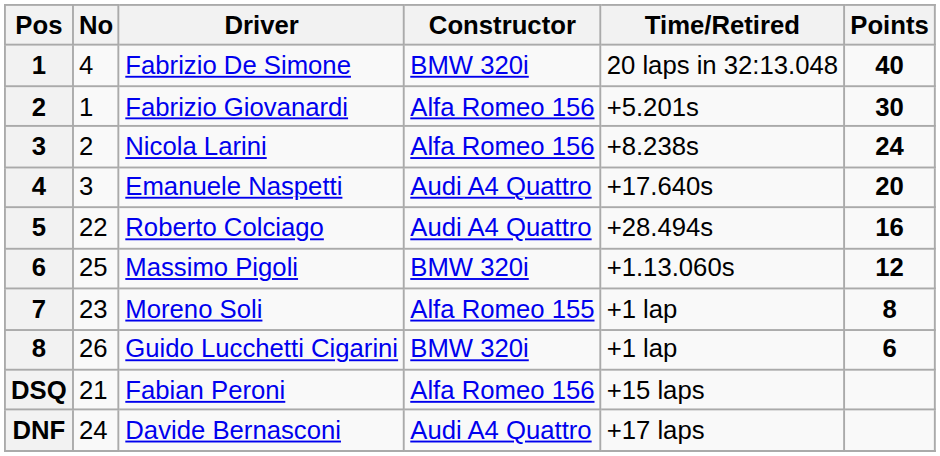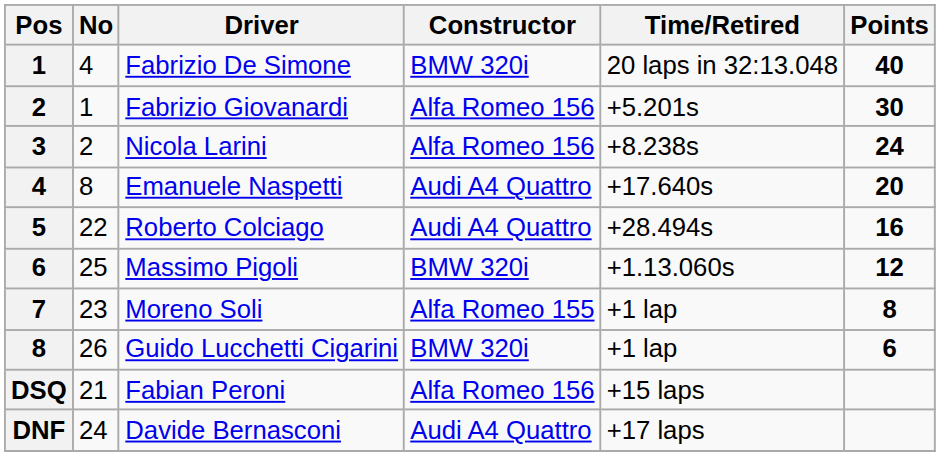(86, 187) 3 -> (86, 187) 8
